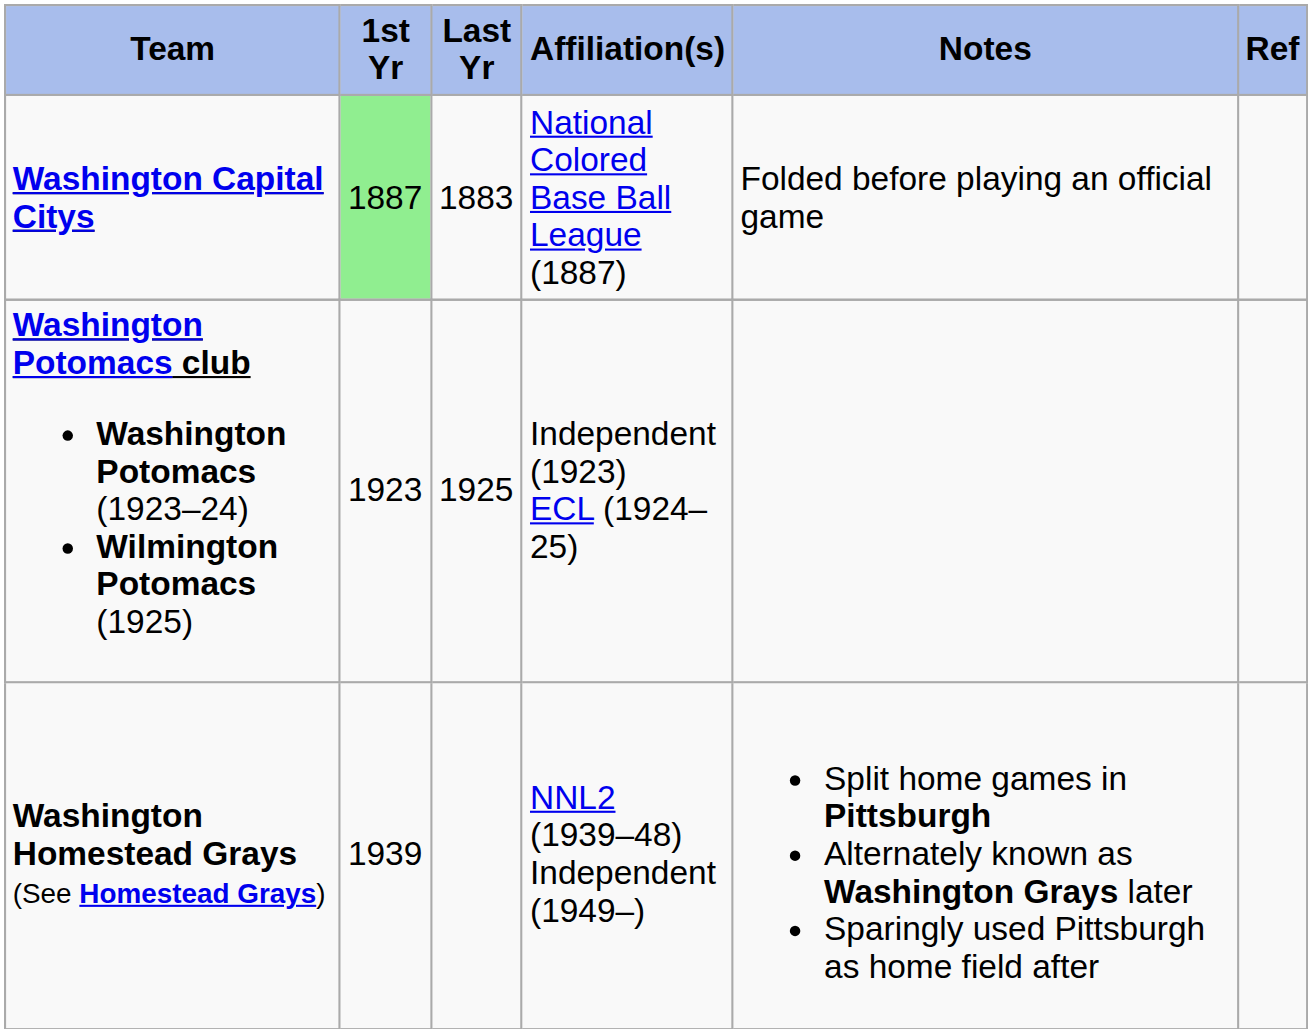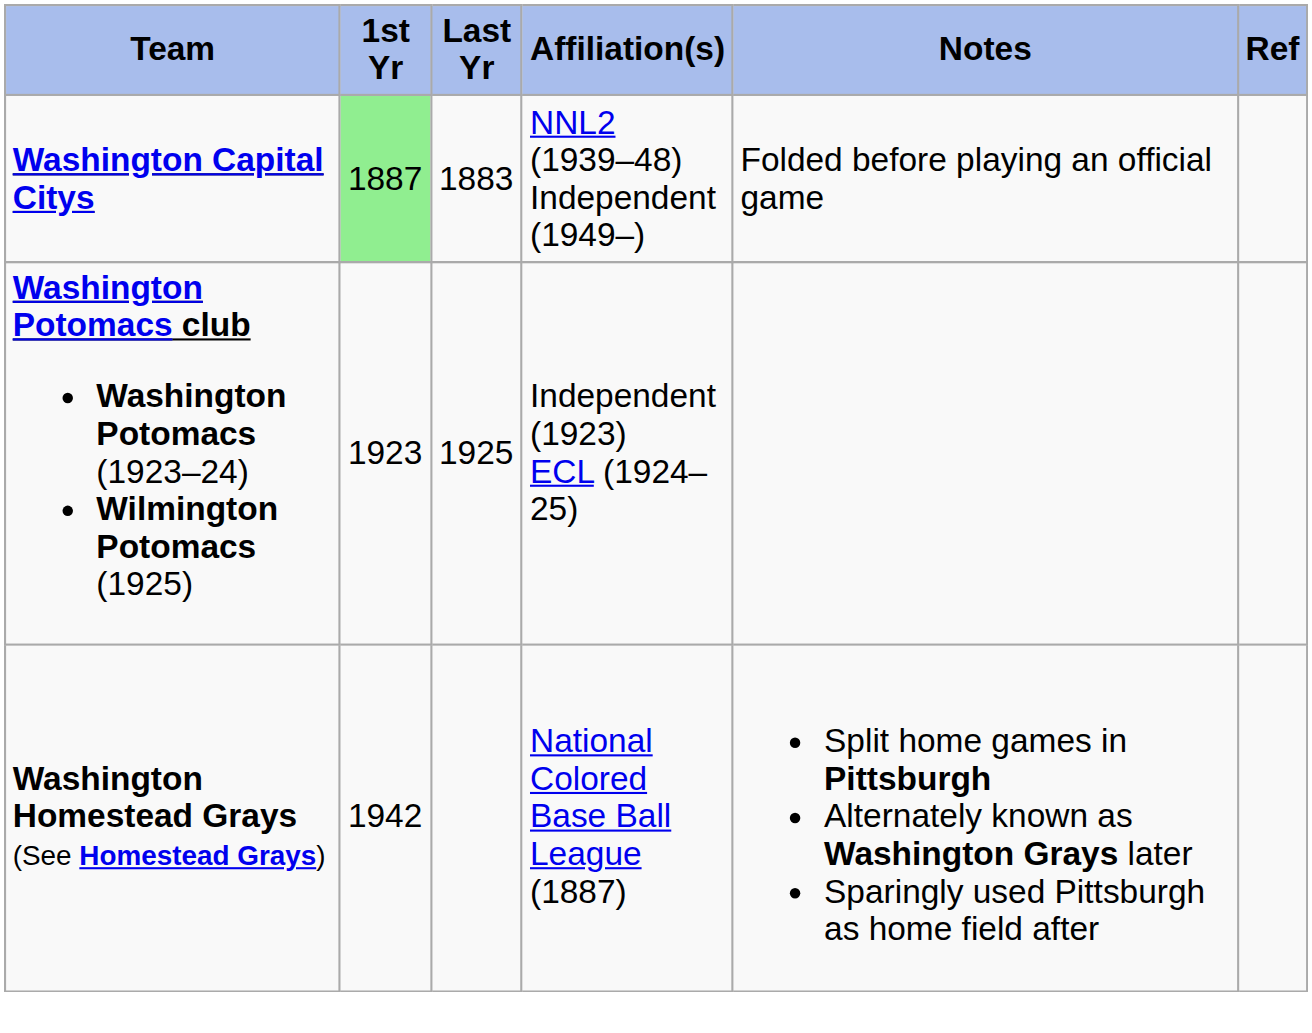(601, 196) National Colored Base Ball League (1887) -> (623, 178) NNL2 (1939–48) Independent (1949–)
(385, 854) 1939 -> (385, 817) 1942
(623, 854) NNL2 (1939–48) Independent (1949–) -> (601, 817) National Colored Base Ball League (1887)
